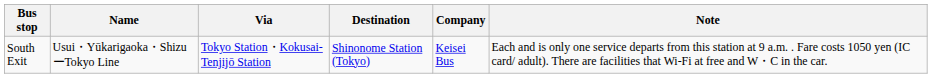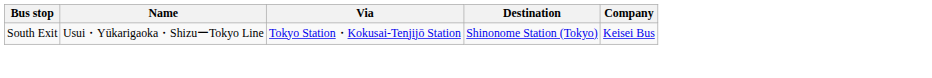- column: (708, 20)
